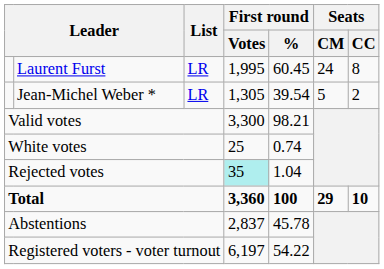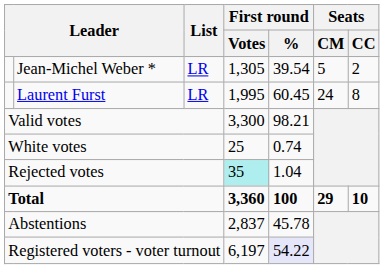rows swapped: (61, 69) <-> (86, 95)
(291, 250) no background -> (291, 250) lavender background
